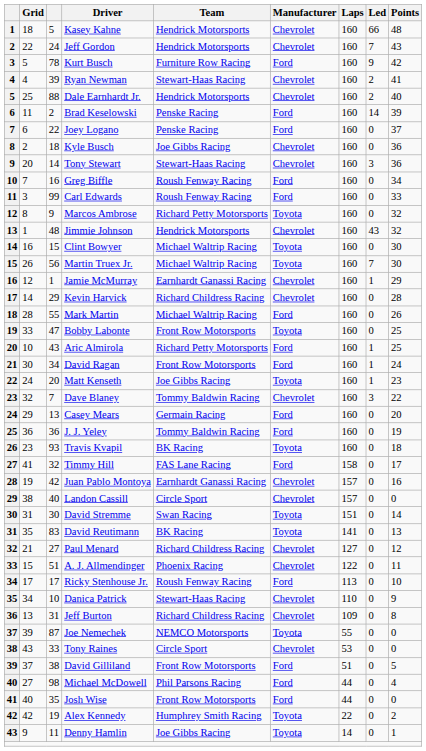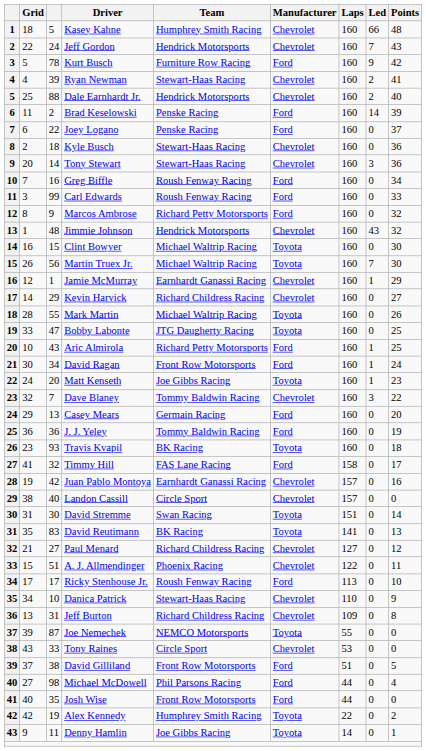(203, 29) Hendrick Motorsports -> (209, 29) Humphrey Smith Racing
(193, 146) Joe Gibbs Racing -> (201, 146) Stewart-Haas Racing
(287, 213) Toyota -> (283, 213) Ford
(396, 297) 28 -> (396, 297) 27
(283, 314) Ford -> (287, 314) Toyota
(206, 331) Front Row Motorsports -> (205, 331) JTG Daugherty Racing
